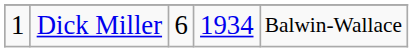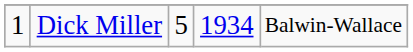(181, 25) 6 -> (181, 25) 5
